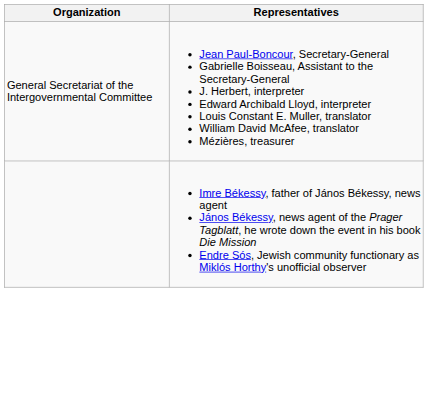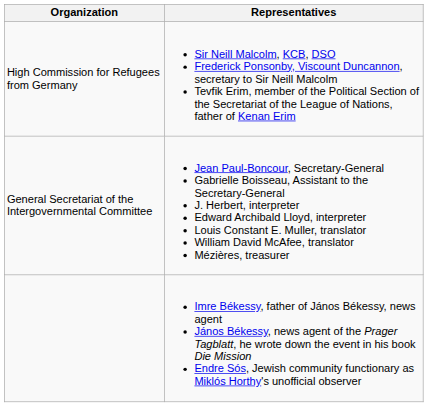+ row: (83, 79)
